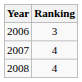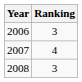(55, 68) 4 -> (55, 68) 3
